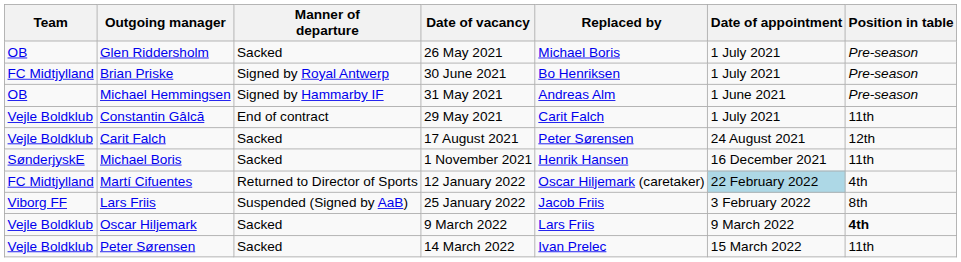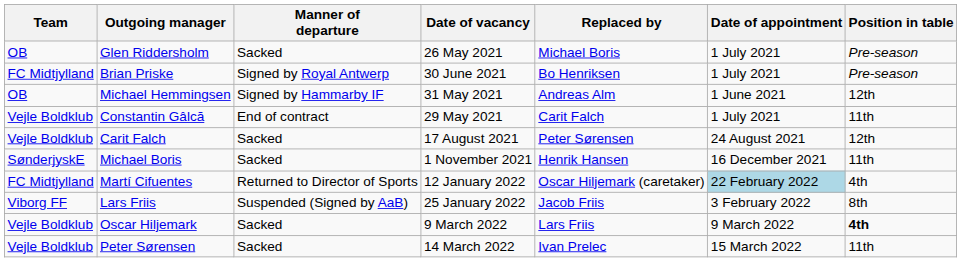(883, 95) Pre-season -> (862, 95) 12th
